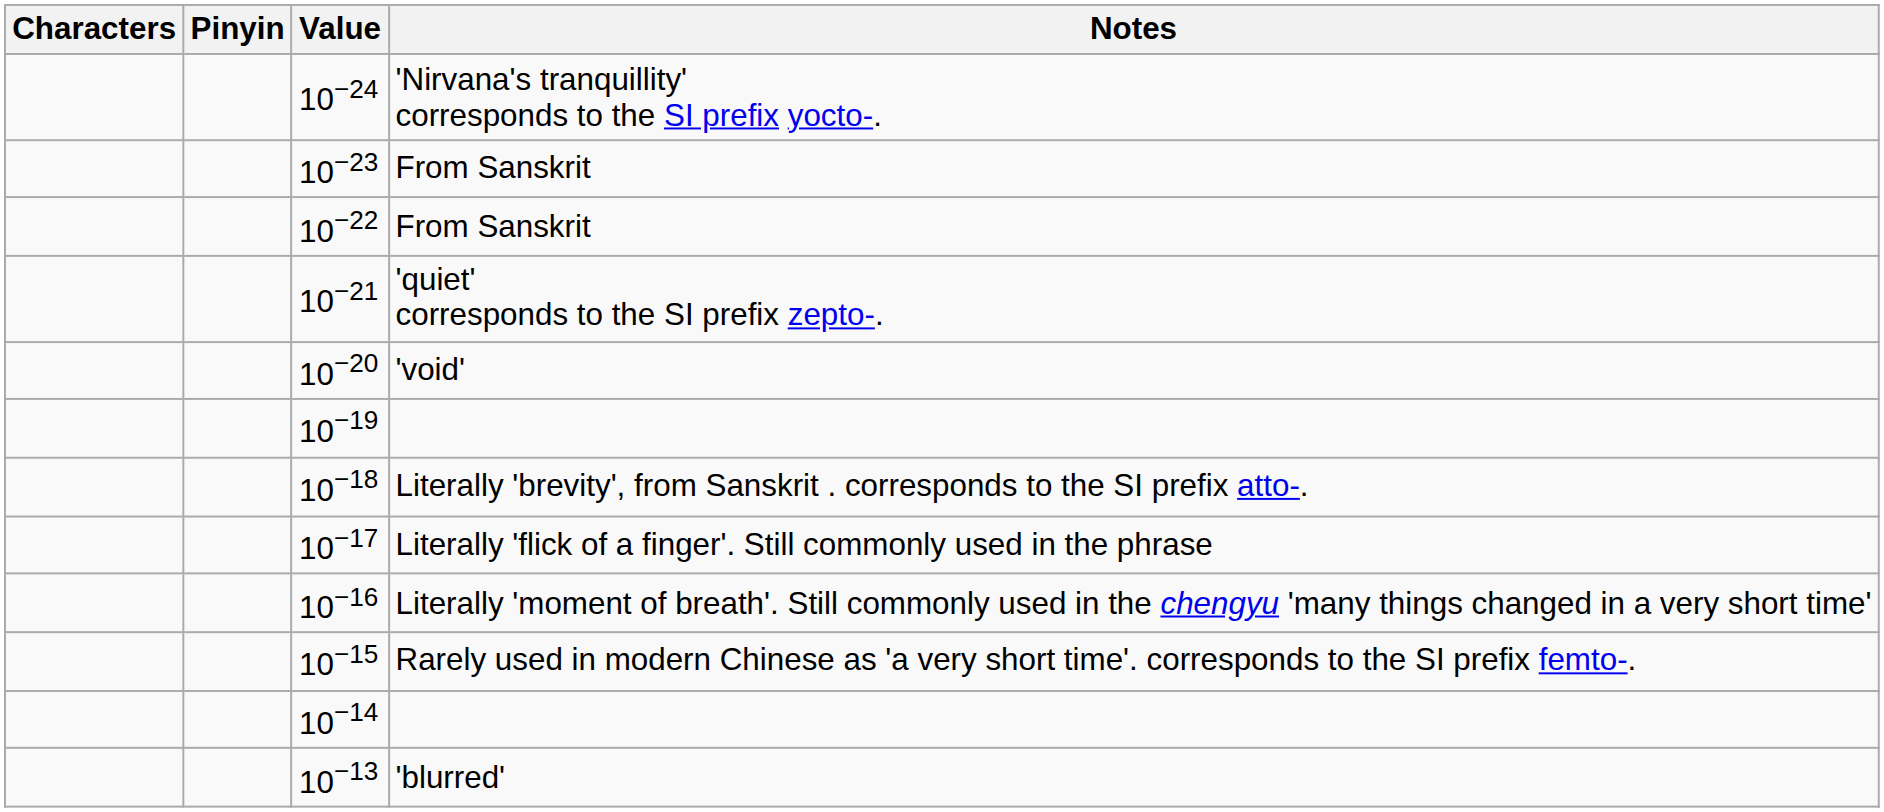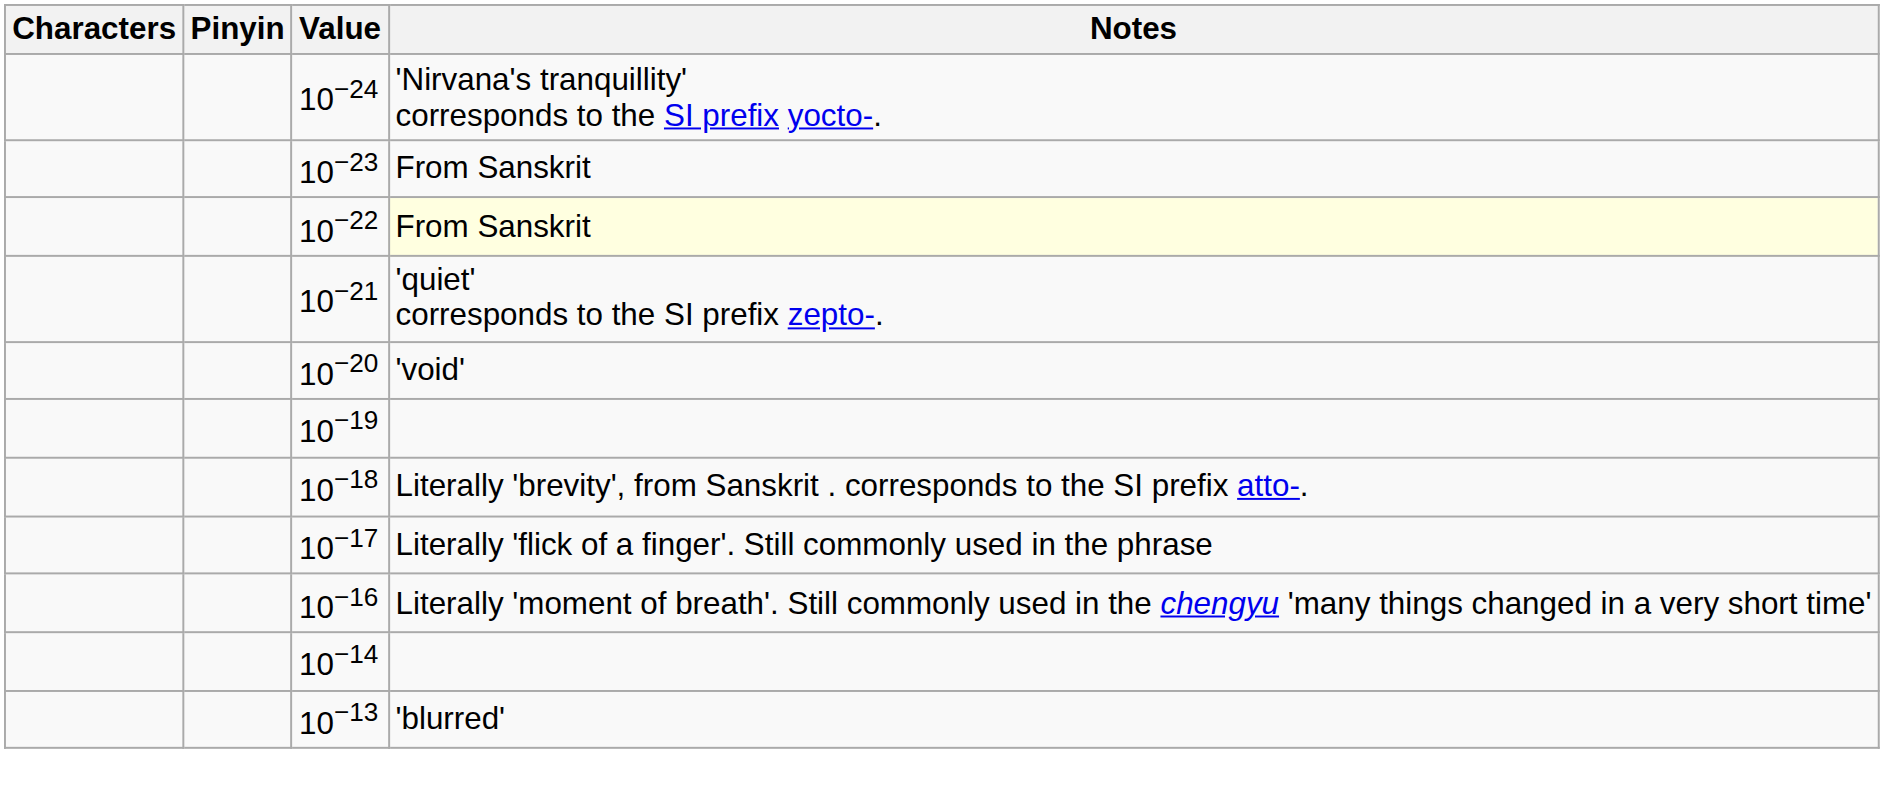(493, 226) no background -> (493, 226) lightyellow background
- row: (339, 660)
